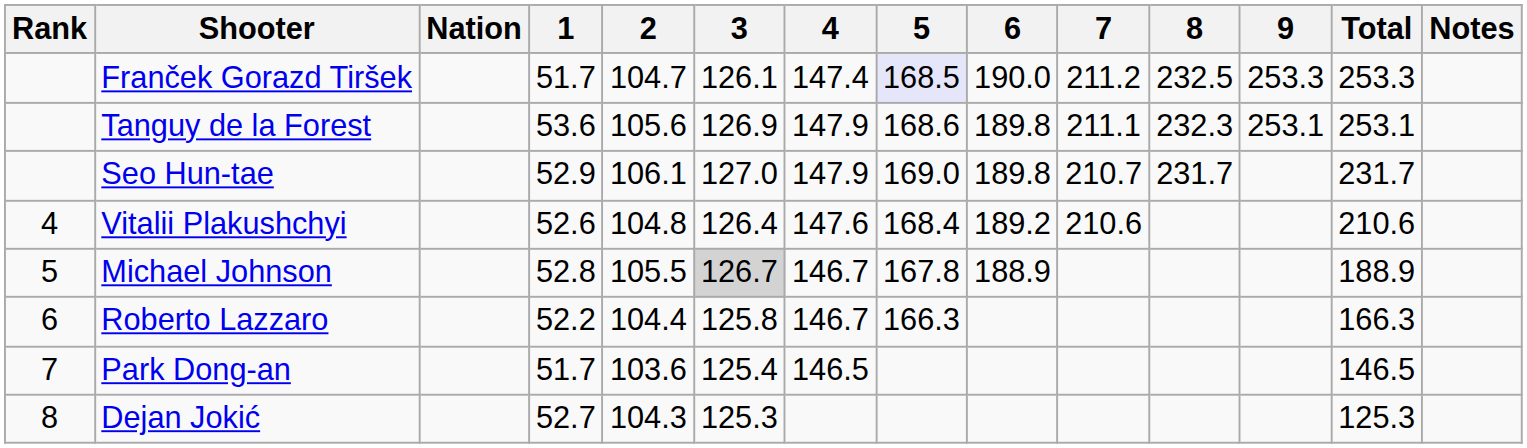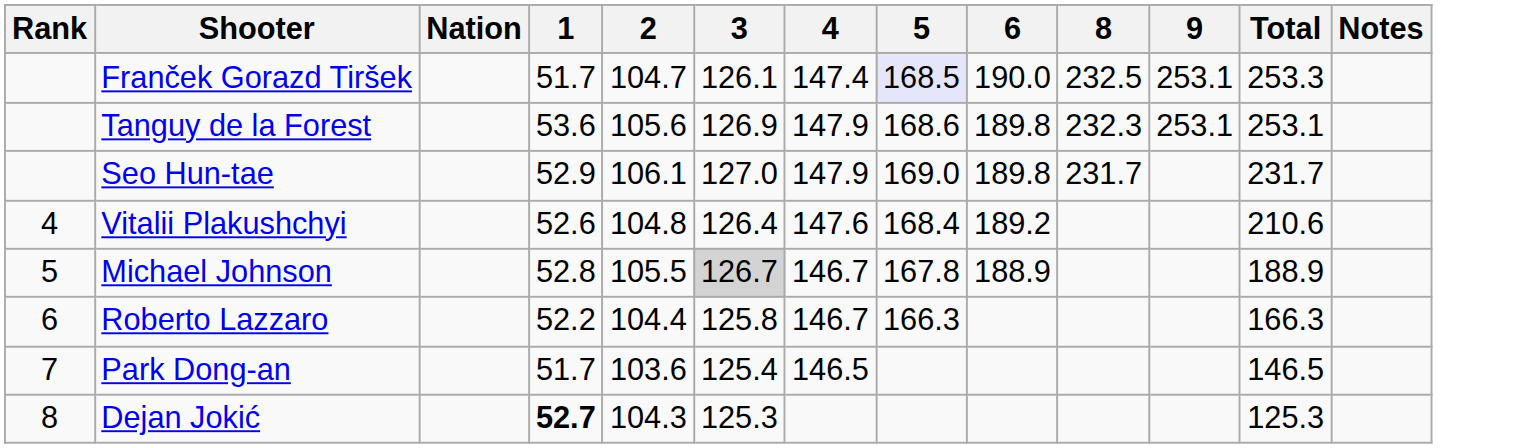- column: (1104, 28)
(1286, 77) 253.3 -> (1195, 77) 253.1
(566, 418) normal -> (566, 418) bold
